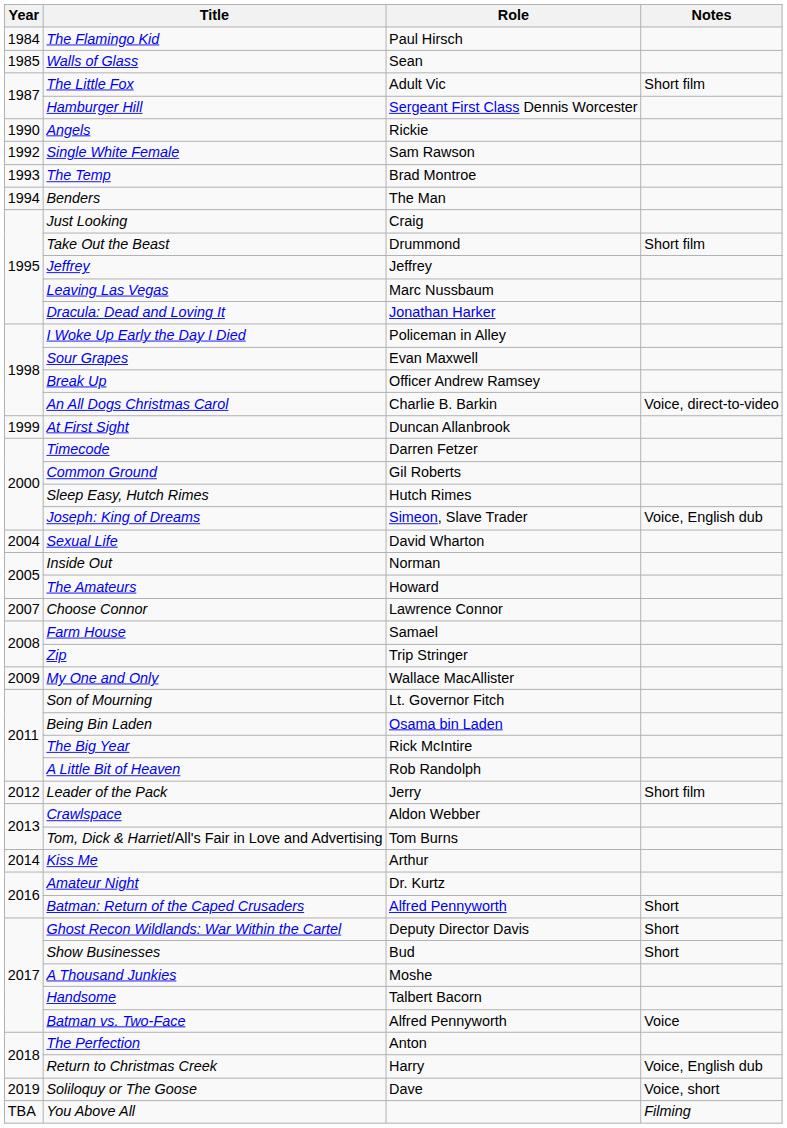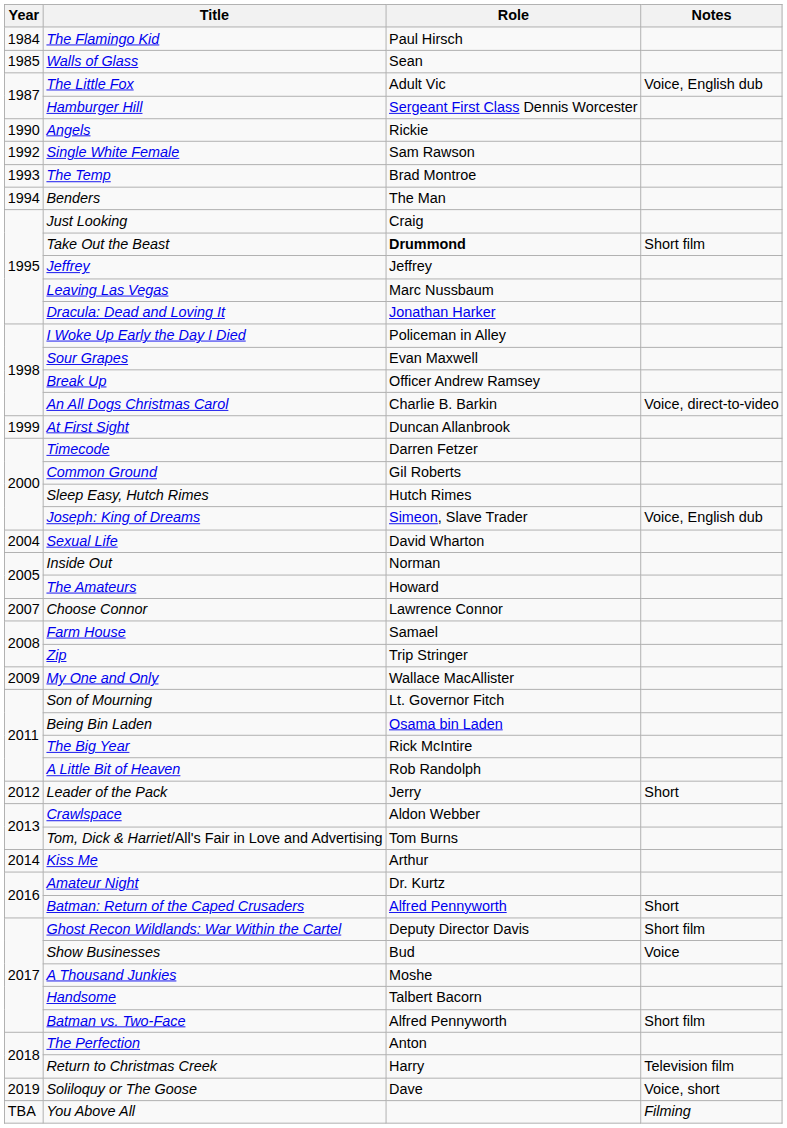(675, 84) Short film -> (704, 84) Voice, English dub
(425, 244) normal -> (427, 244) bold
(675, 792) Short film -> (662, 792) Short
(662, 929) Short -> (675, 929) Short film
(662, 952) Short -> (662, 952) Voice
(662, 1020) Voice -> (675, 1020) Short film
(704, 1066) Voice, English dub -> (689, 1066) Television film
